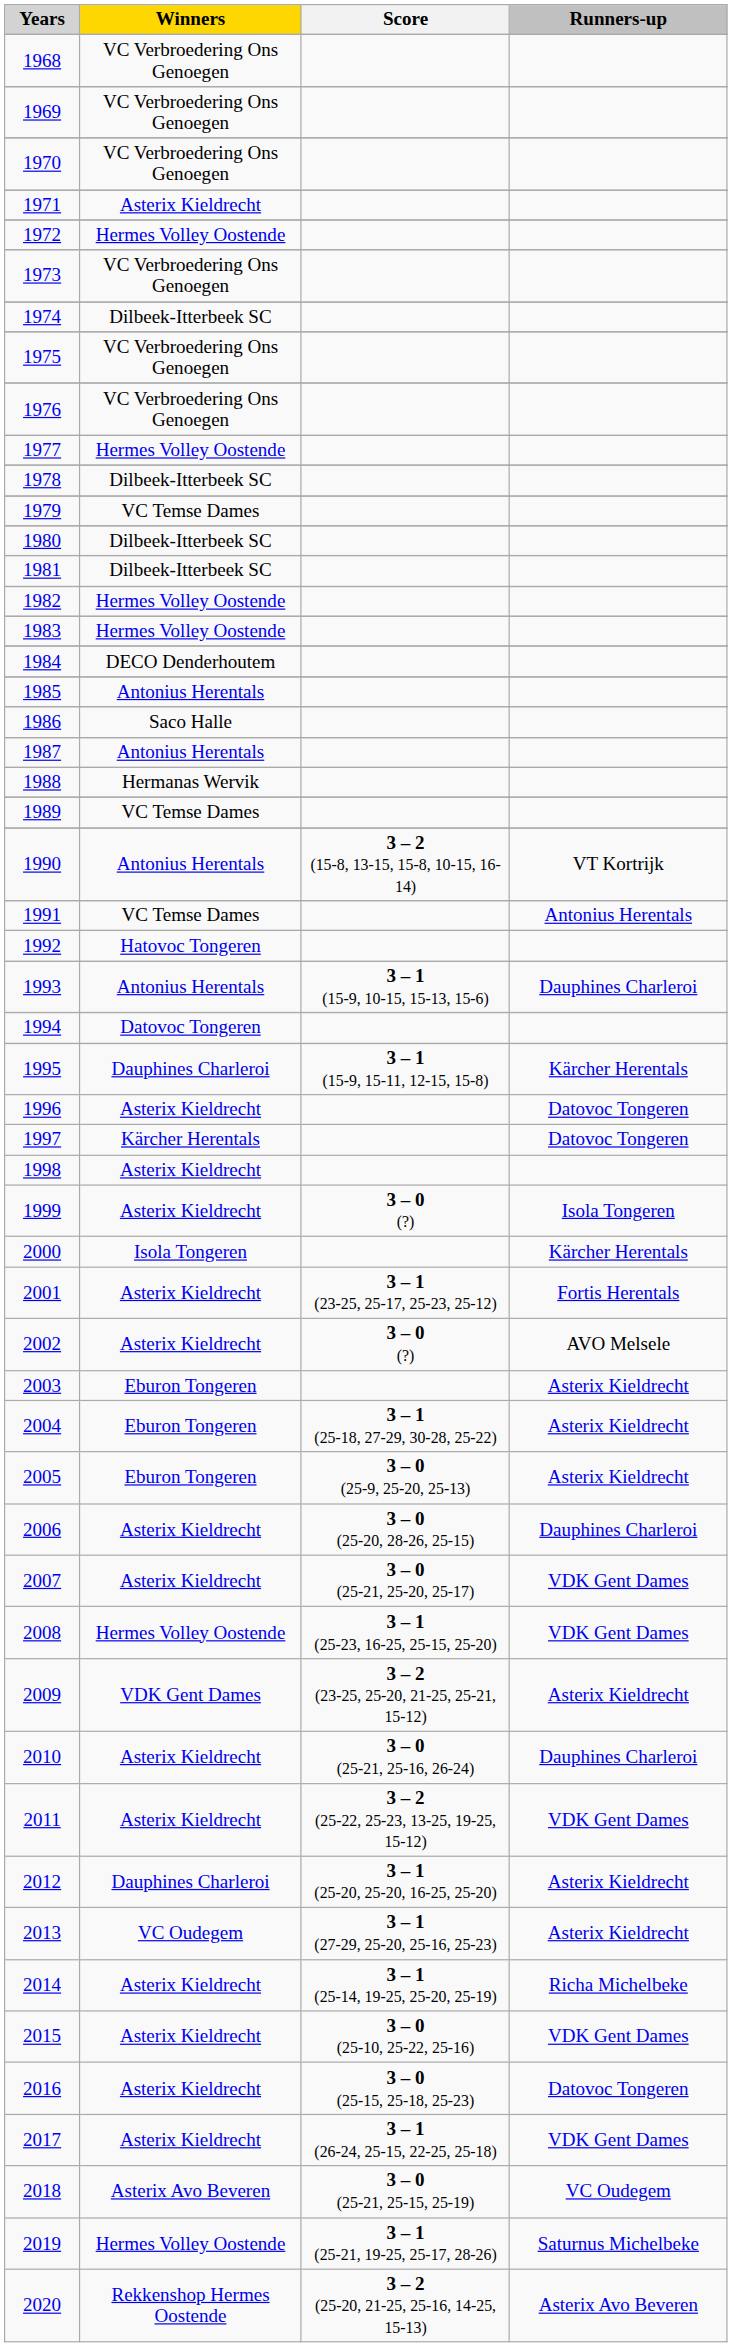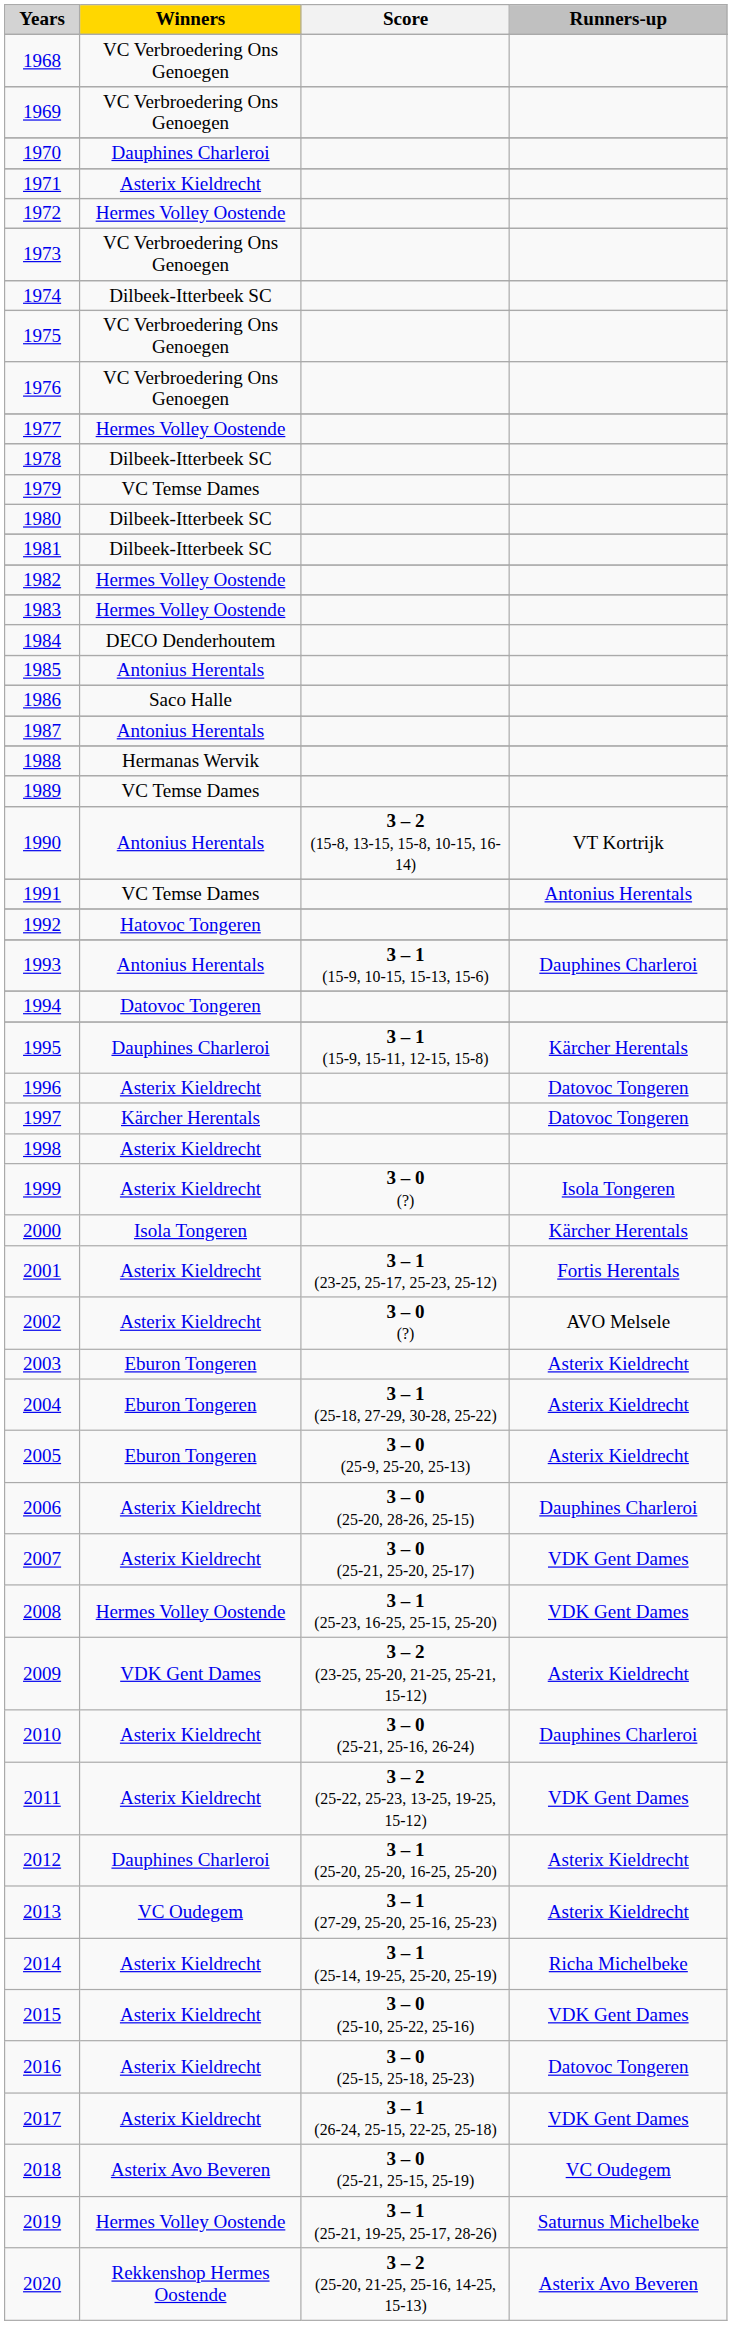(191, 163) VC Verbroedering Ons Genoegen -> (191, 153) Dauphines Charleroi
